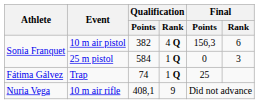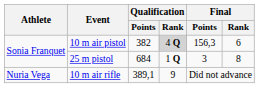(173, 43) no background -> (173, 43) lightgrey background
(143, 59) 584 -> (143, 59) 684
(205, 59) 0 -> (205, 59) 3
(238, 59) 3 -> (238, 59) 8
- row: (79, 75)
(143, 91) 408,1 -> (143, 75) 389,1
